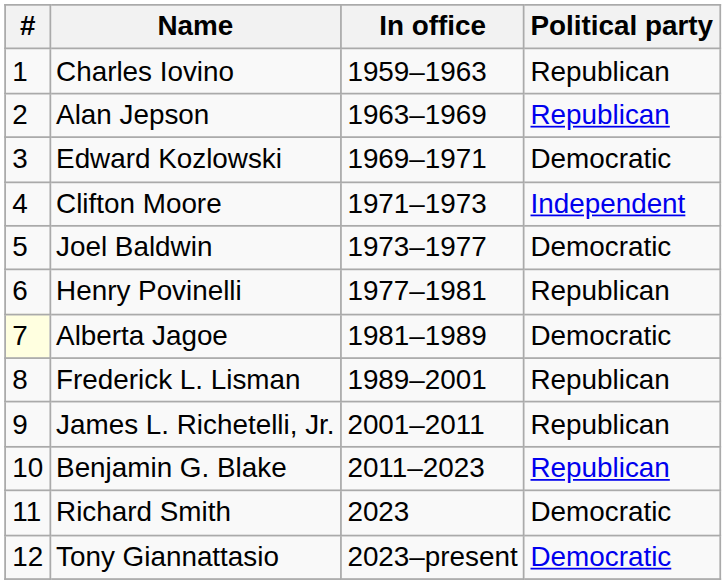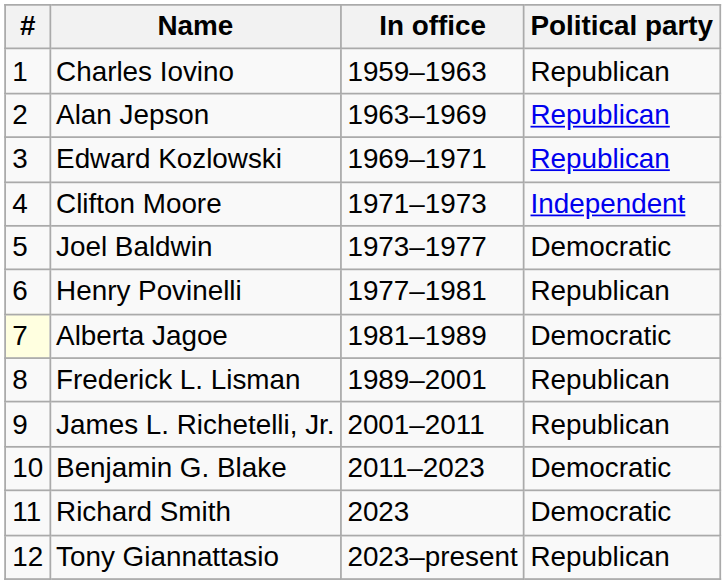(601, 159) Democratic -> (600, 159) Republican
(600, 468) Republican -> (601, 468) Democratic
(601, 556) Democratic -> (600, 556) Republican
